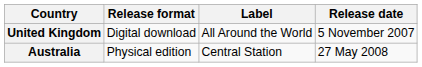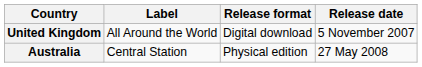columns swapped: (151, 14) <-> (257, 14)
